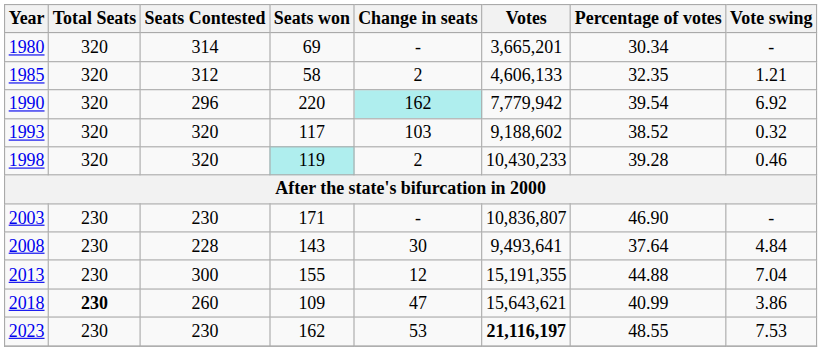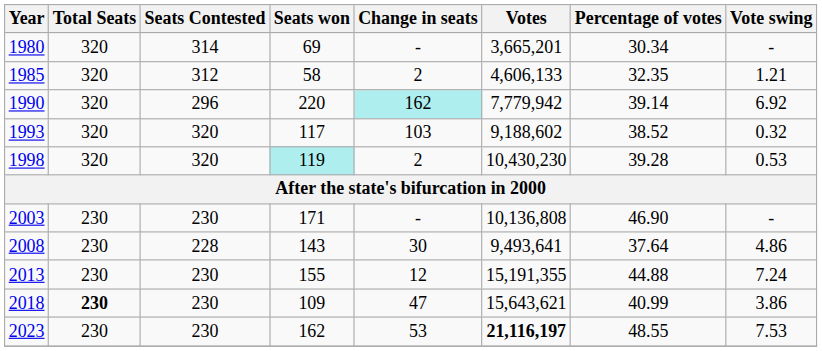(648, 103) 39.54 -> (648, 103) 39.14
(526, 160) 10,430,233 -> (526, 160) 10,430,230
(771, 160) 0.46 -> (771, 160) 0.53
(526, 217) 10,836,807 -> (526, 217) 10,136,808
(771, 246) 4.84 -> (771, 246) 4.86
(205, 274) 300 -> (205, 274) 230
(771, 274) 7.04 -> (771, 274) 7.24
(205, 302) 260 -> (205, 302) 230
